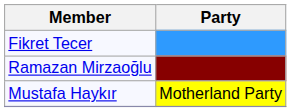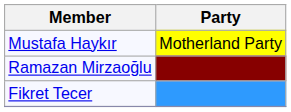rows swapped: (63, 94) <-> (50, 43)
